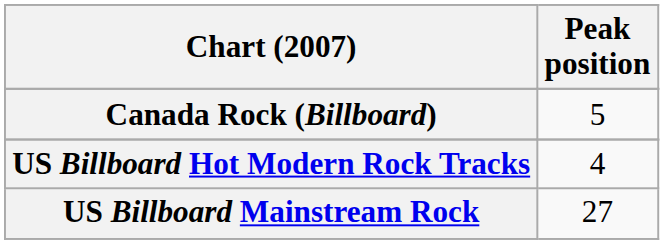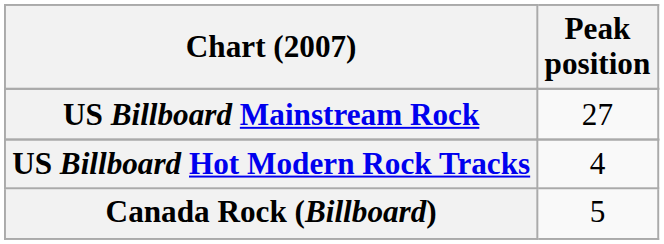rows swapped: (271, 113) <-> (271, 212)
